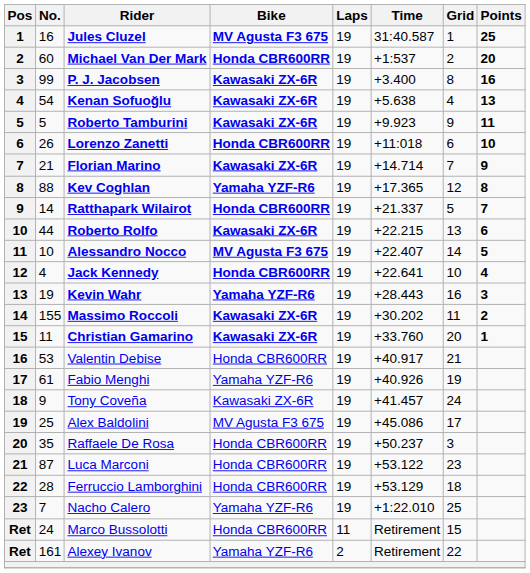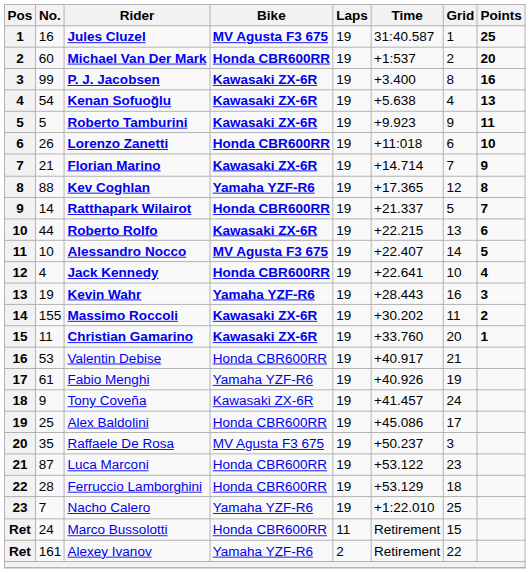(268, 422) MV Agusta F3 675 -> (270, 422) Honda CBR600RR
(270, 444) Honda CBR600RR -> (268, 444) MV Agusta F3 675
